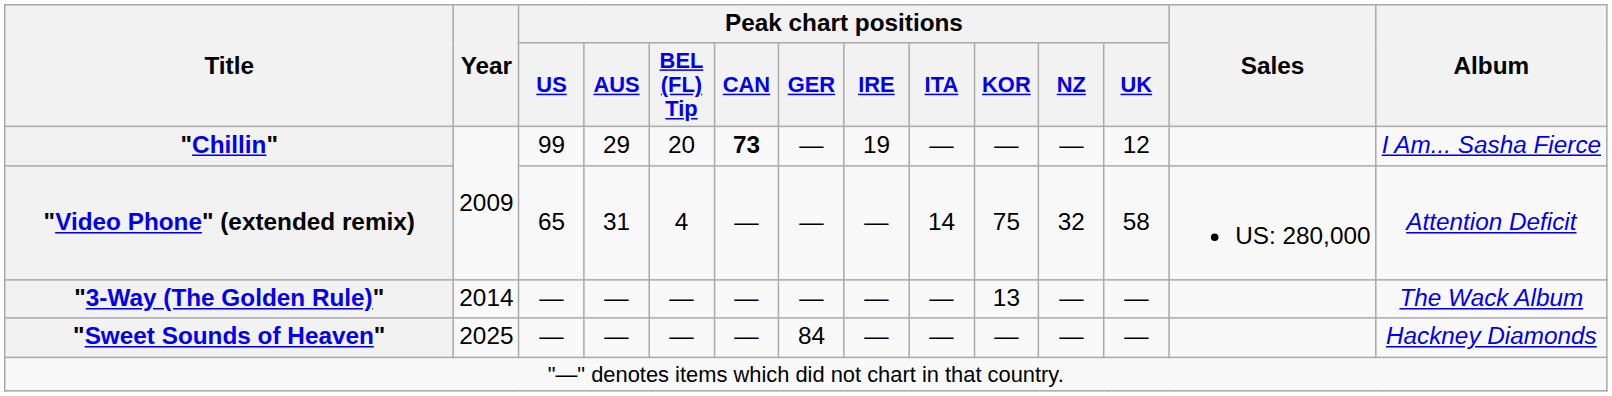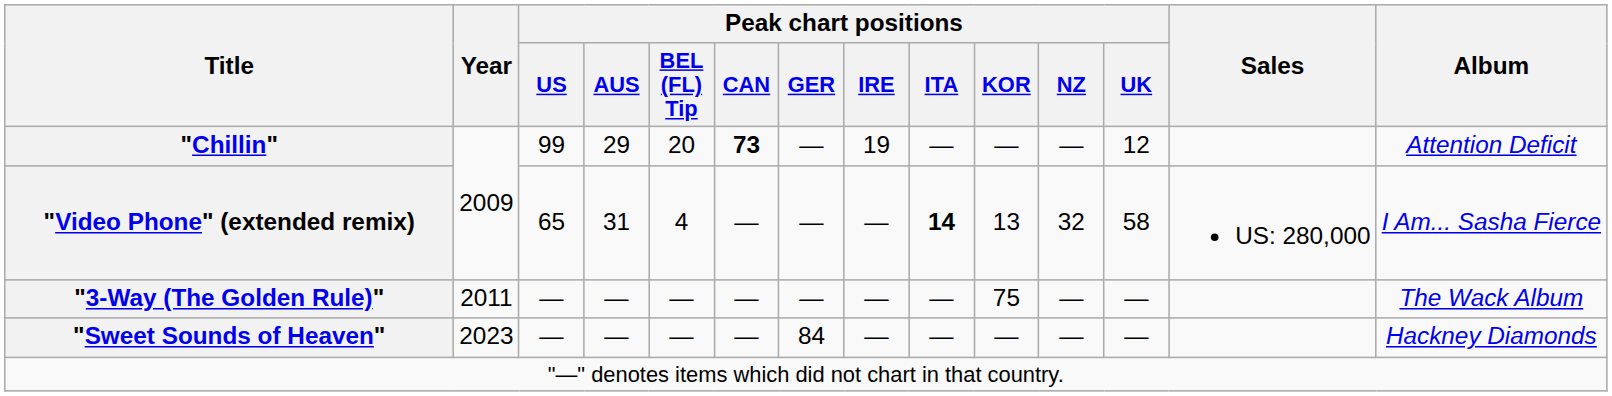(1491, 145) I Am... Sasha Fierce -> (1491, 145) Attention Deficit
(941, 222) normal -> (941, 222) bold
(1006, 222) 75 -> (1006, 222) 13
(1491, 222) Attention Deficit -> (1491, 222) I Am... Sasha Fierce
(486, 298) 2014 -> (486, 298) 2011
(1006, 298) 13 -> (1006, 298) 75
(486, 337) 2025 -> (486, 337) 2023
